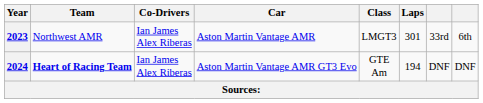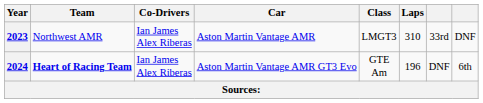(413, 37) 301 -> (413, 37) 310
(465, 37) 6th -> (465, 37) DNF
(413, 66) 194 -> (413, 66) 196
(465, 66) DNF -> (465, 66) 6th
